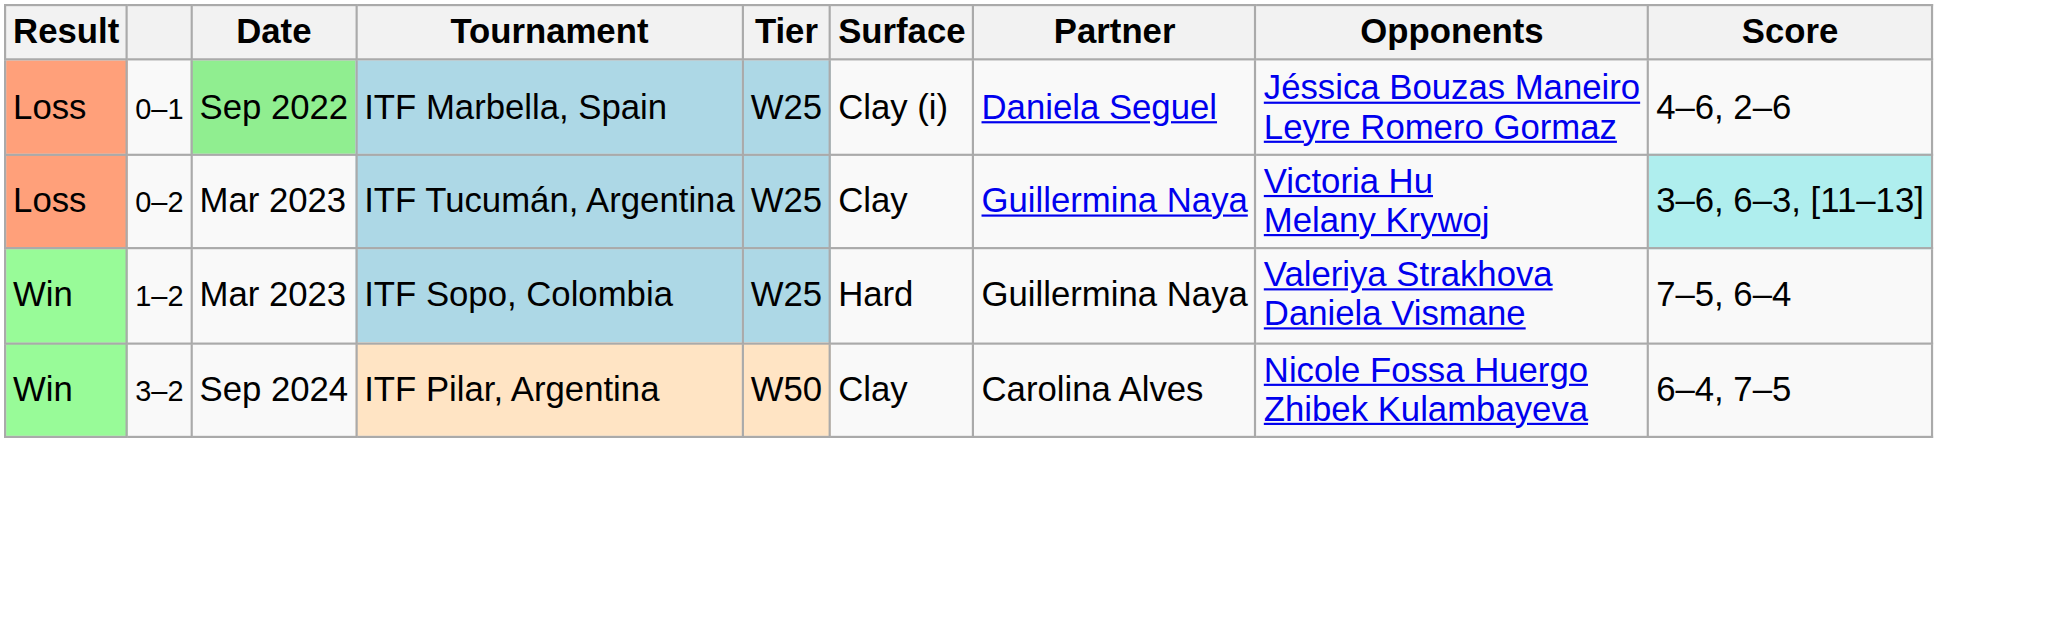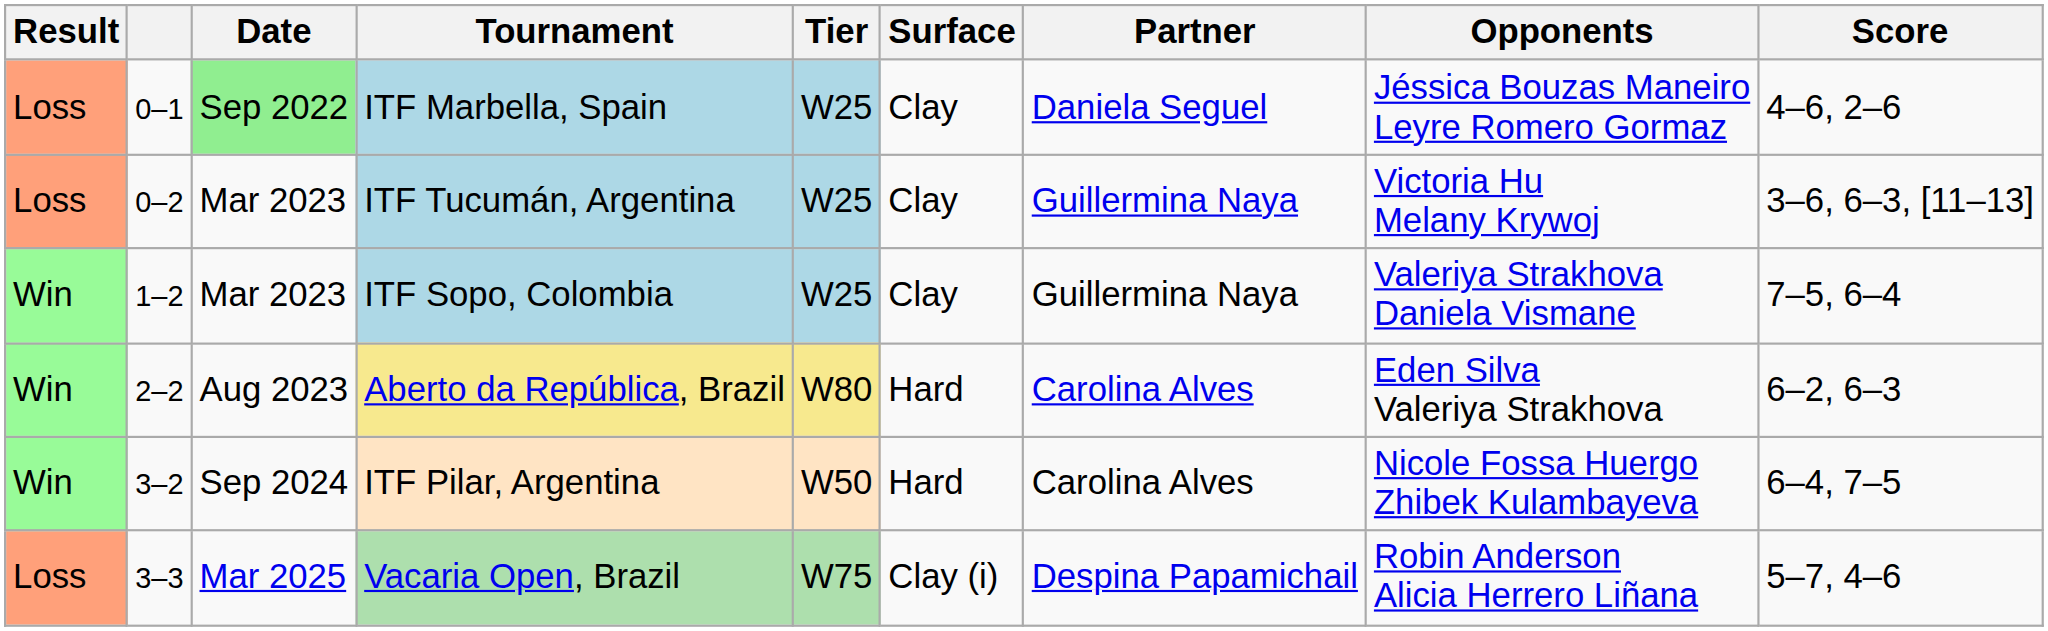(893, 106) Clay (i) -> (923, 106) Clay
(1790, 200) paleturquoise background -> (1900, 200) no background
(876, 294) Hard -> (923, 294) Clay
+ row: (575, 388)
(873, 388) Clay -> (926, 483) Hard
+ row: (522, 577)
